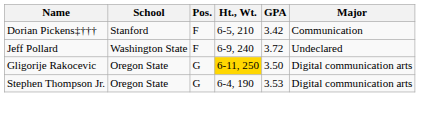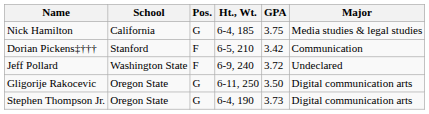+ row: (40, 30)
(238, 65) gold background -> (238, 83) no background
(274, 83) 3.53 -> (274, 100) 3.73
